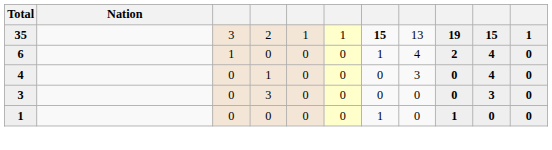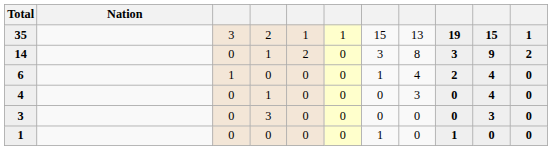(380, 35) bold -> (380, 35) normal
+ row: (21, 55)
